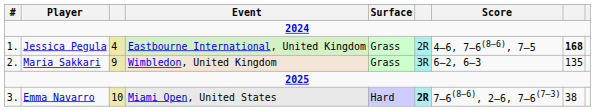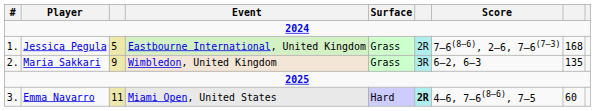(114, 46) 4 -> (114, 46) 5
(485, 46) 4–6, 7–6(8–6), 7–5 -> (497, 46) 7–6(8–6), 2–6, 7–6(7–3)
(574, 46) bold -> (574, 46) normal
(117, 97) 10 -> (117, 97) 11
(497, 97) 7–6(8–6), 2–6, 7–6(7–3) -> (485, 97) 4–6, 7–6(8–6), 7–5
(571, 97) 38 -> (571, 97) 60
